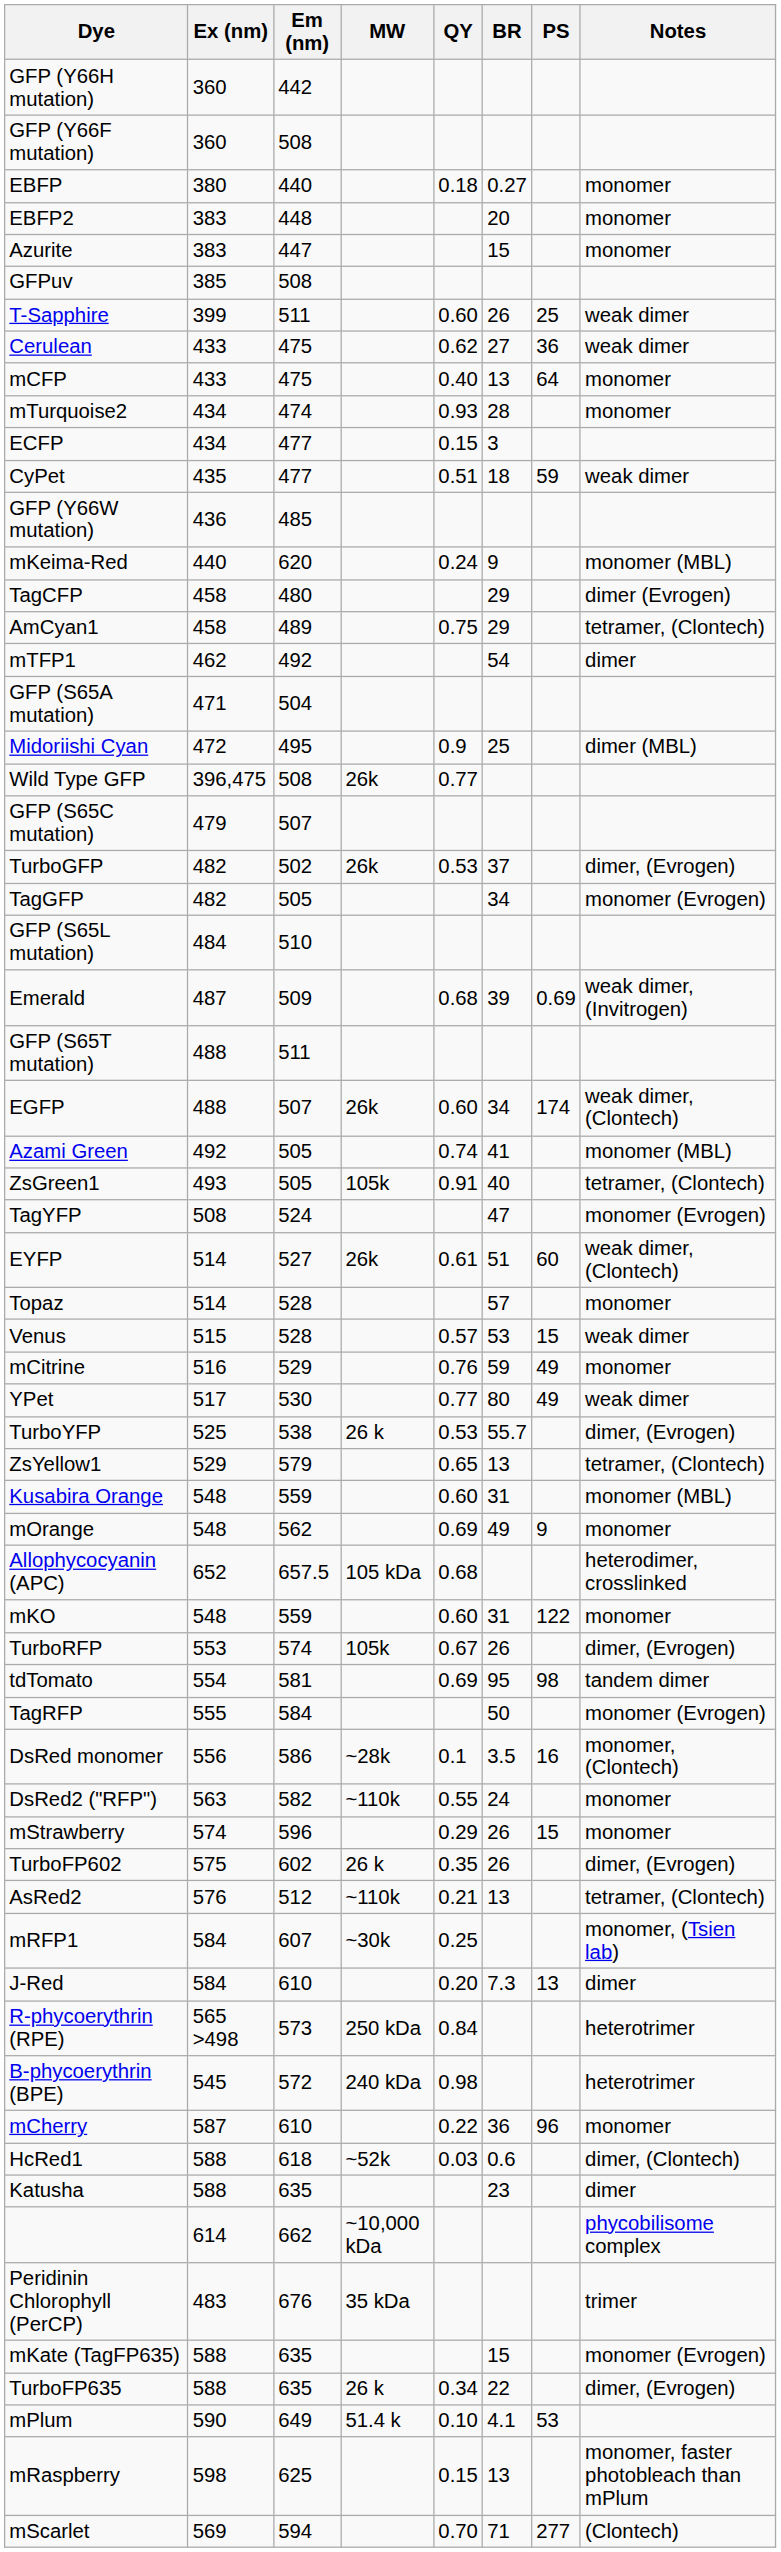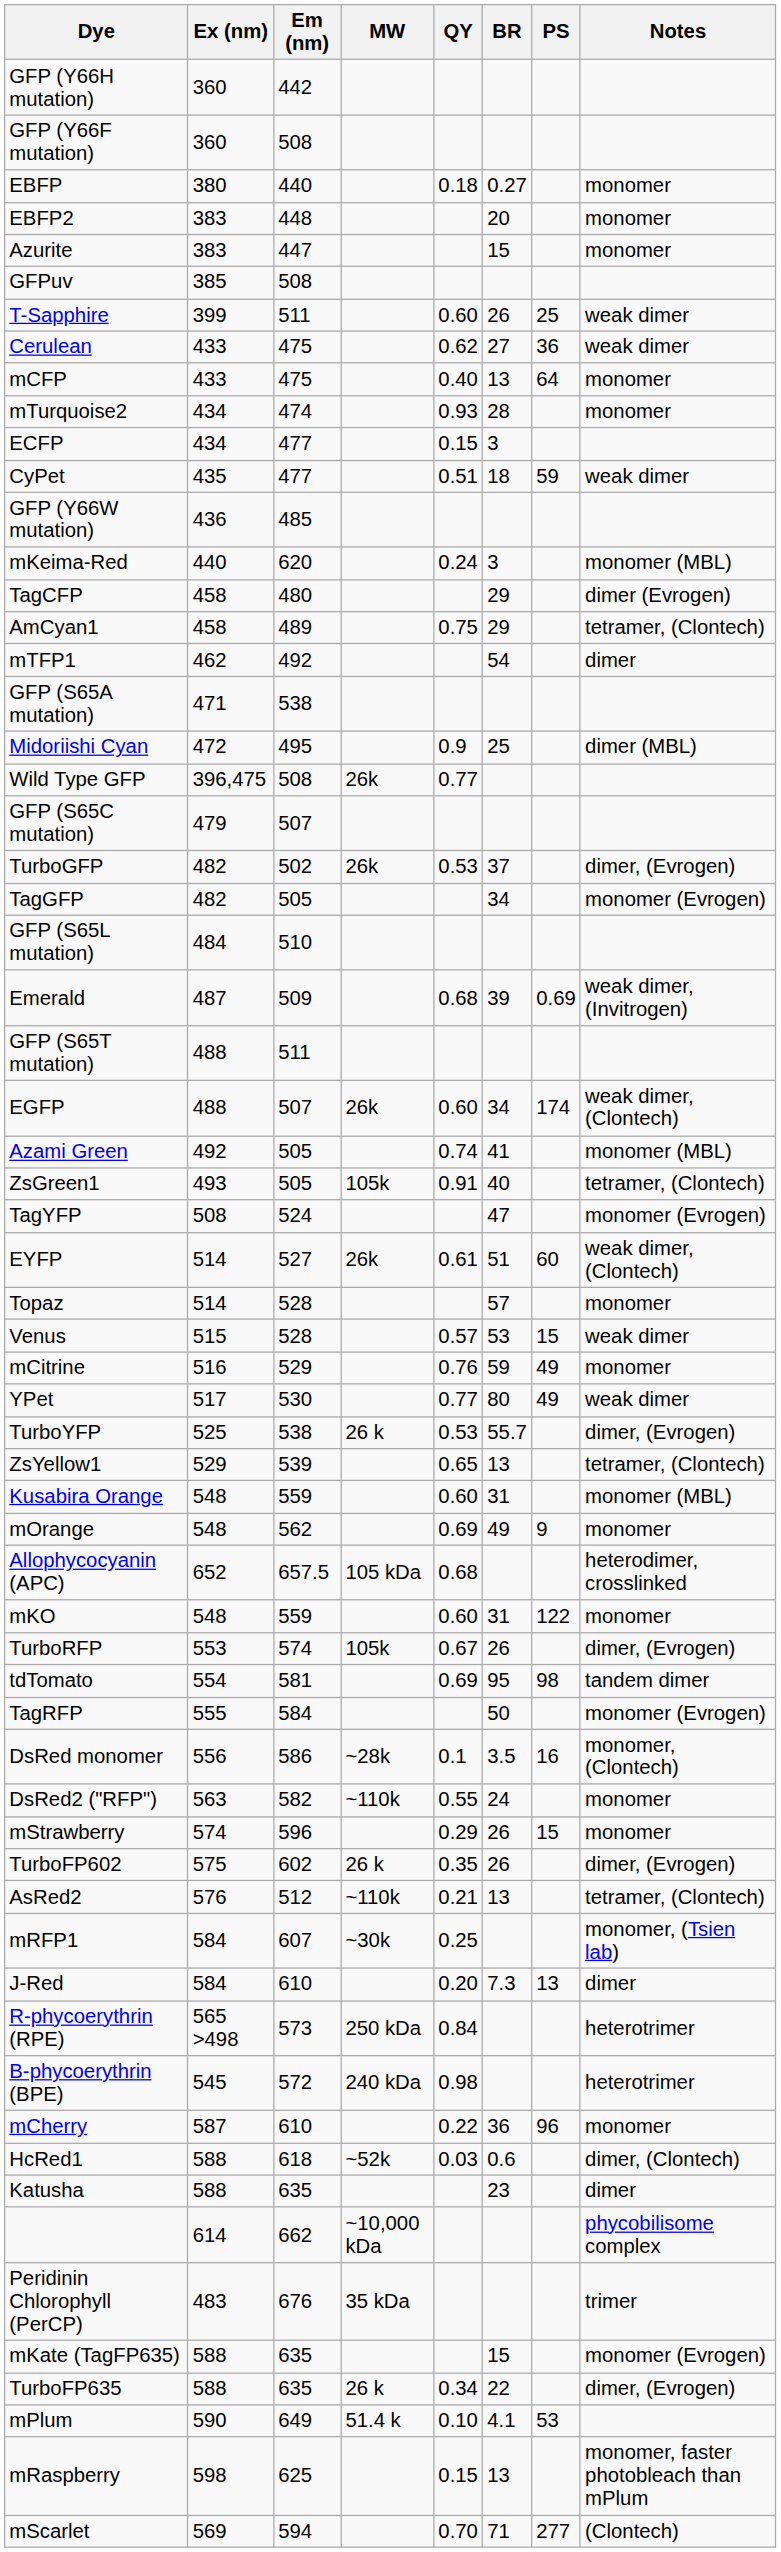(493, 563) 9 -> (493, 563) 3
(295, 703) 504 -> (295, 703) 538
(295, 1464) 579 -> (295, 1464) 539
